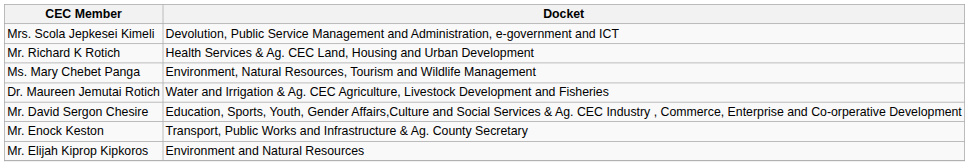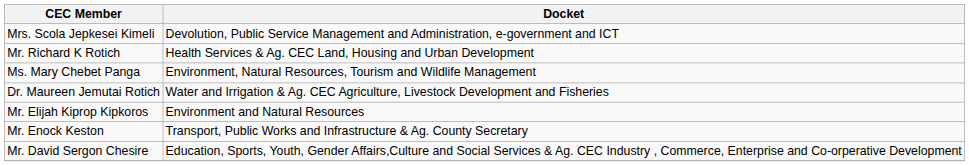rows swapped: (78, 151) <-> (78, 111)
